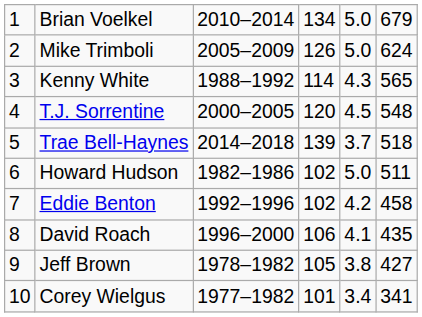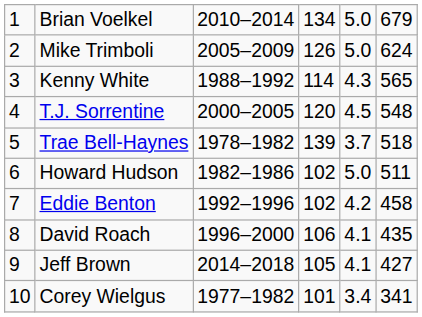(246, 142) 2014–2018 -> (246, 142) 1978–1982
(246, 265) 1978–1982 -> (246, 265) 2014–2018
(358, 265) 3.8 -> (358, 265) 4.1
